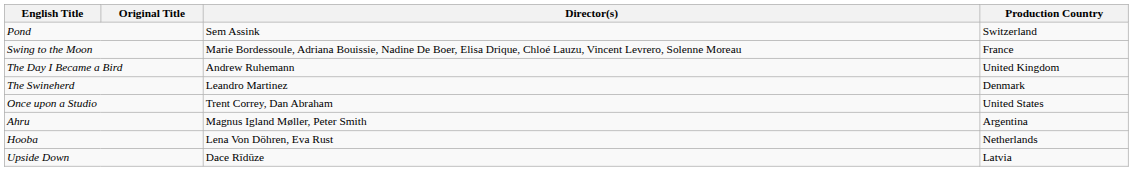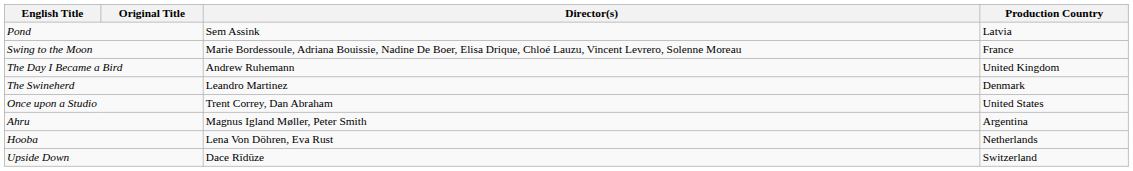(1010, 31) Switzerland -> (997, 31) Latvia
(997, 157) Latvia -> (1010, 157) Switzerland
